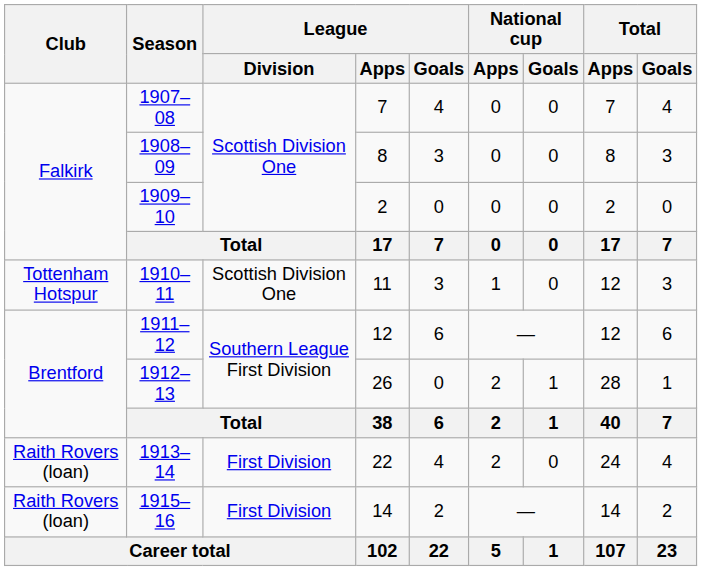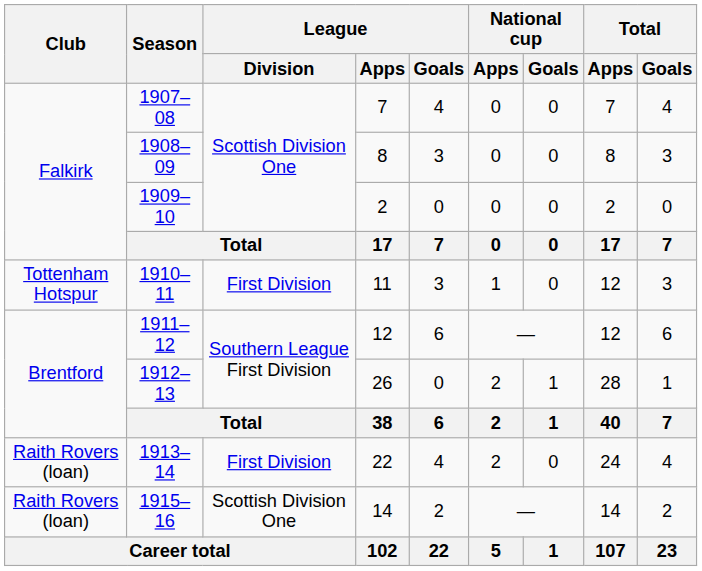(279, 284) Scottish Division One -> (279, 284) First Division
(279, 511) First Division -> (279, 511) Scottish Division One
